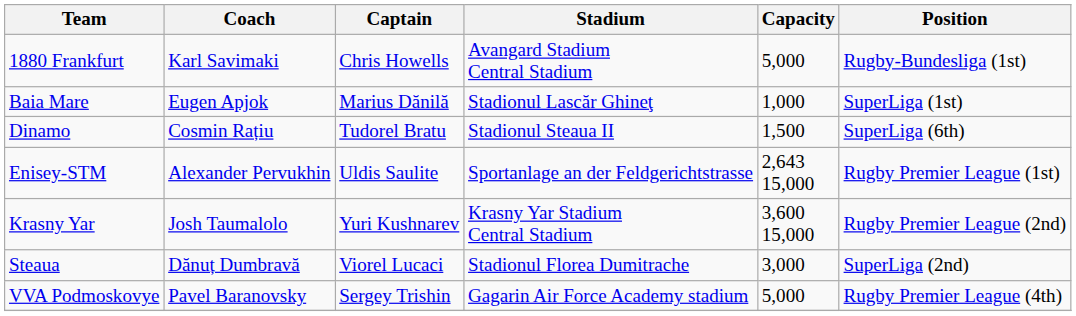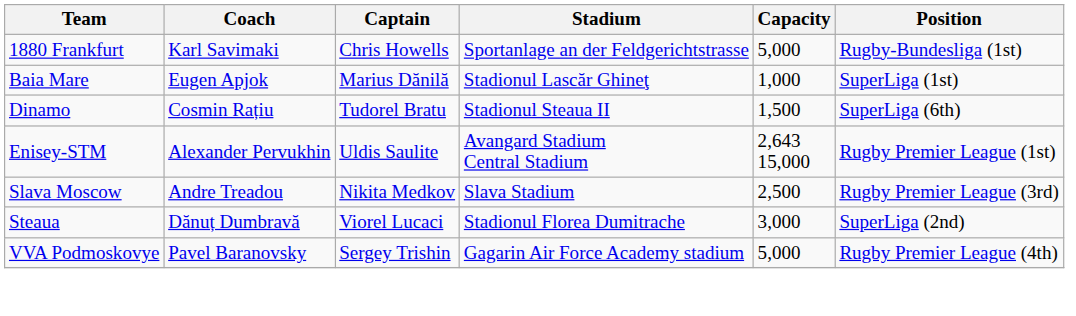(539, 60) Avangard Stadium Central Stadium -> (606, 49) Sportanlage an der Feldgerichtstrasse
(611, 172) Sportanlage an der Feldgerichtstrasse -> (535, 151) Avangard Stadium Central Stadium
- row: (52, 224)
+ row: (65, 191)
